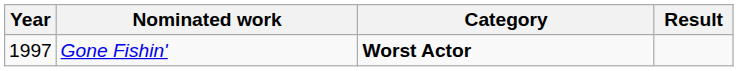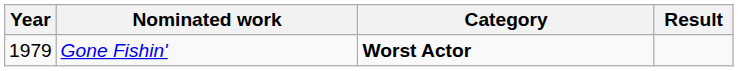(30, 50) 1997 -> (30, 50) 1979
